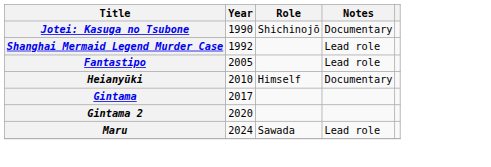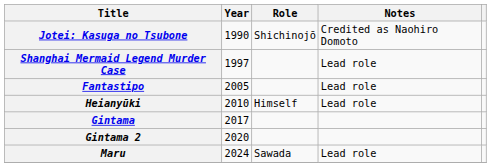(359, 30) Documentary -> (380, 35) Credited as Naohiro Domoto
(241, 46) 1992 -> (237, 64) 1997
(359, 80) Documentary -> (349, 103) Lead role
